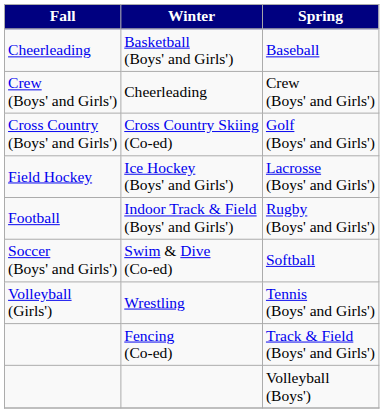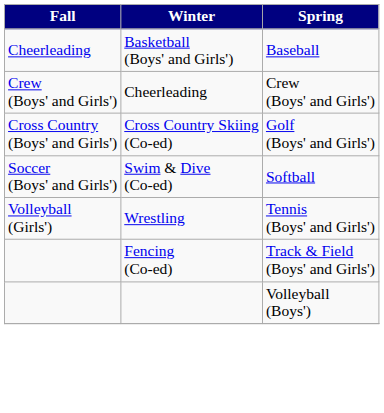- row: (179, 176)
- row: (190, 218)
